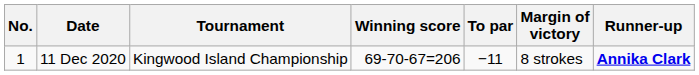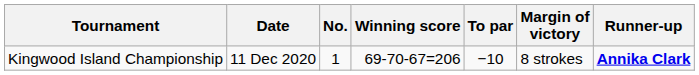columns swapped: (20, 25) <-> (240, 25)
(490, 58) −11 -> (490, 58) −10
